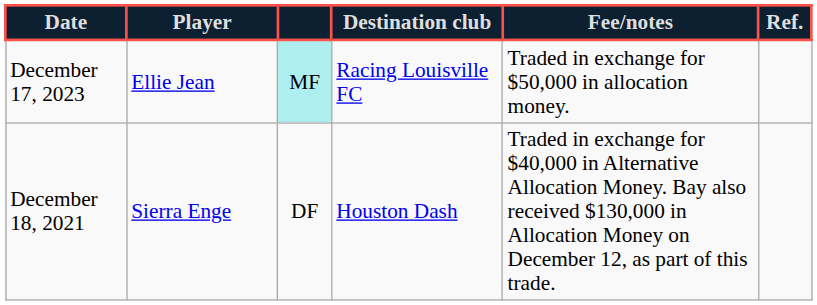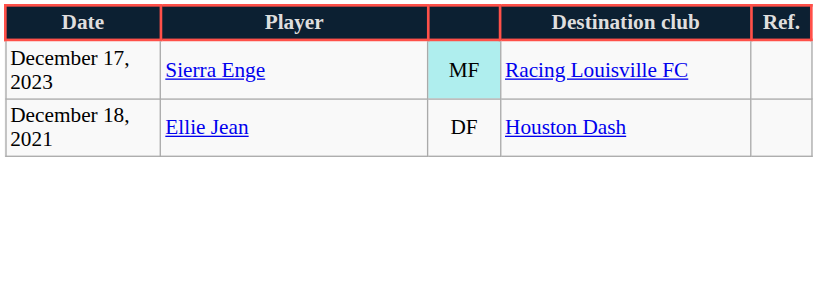- column: (630, 22)
(173, 81) Ellie Jean -> (215, 69) Sierra Enge
(181, 211) Sierra Enge -> (207, 127) Ellie Jean
